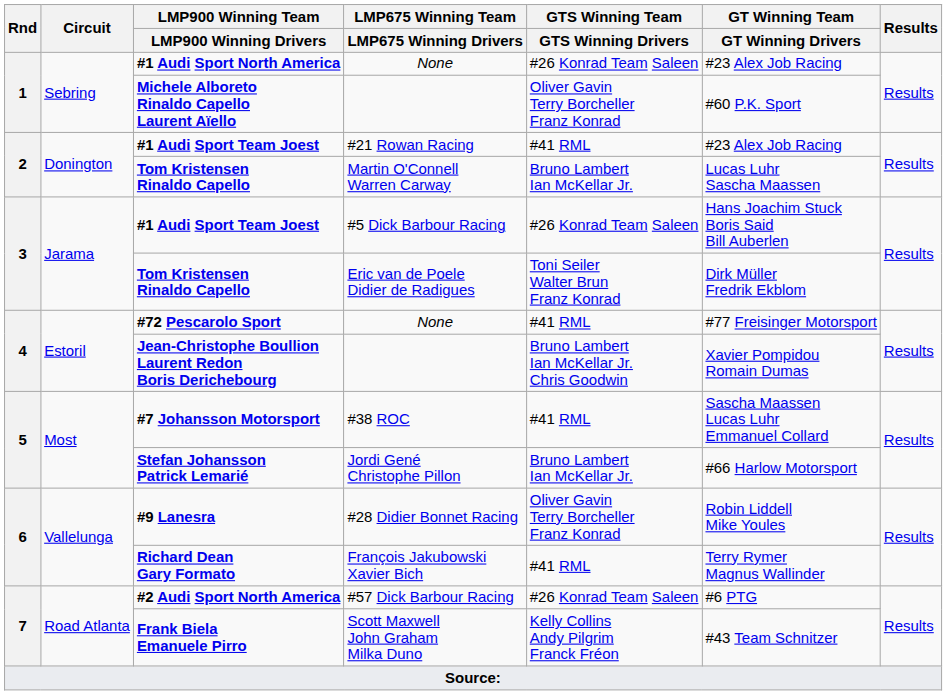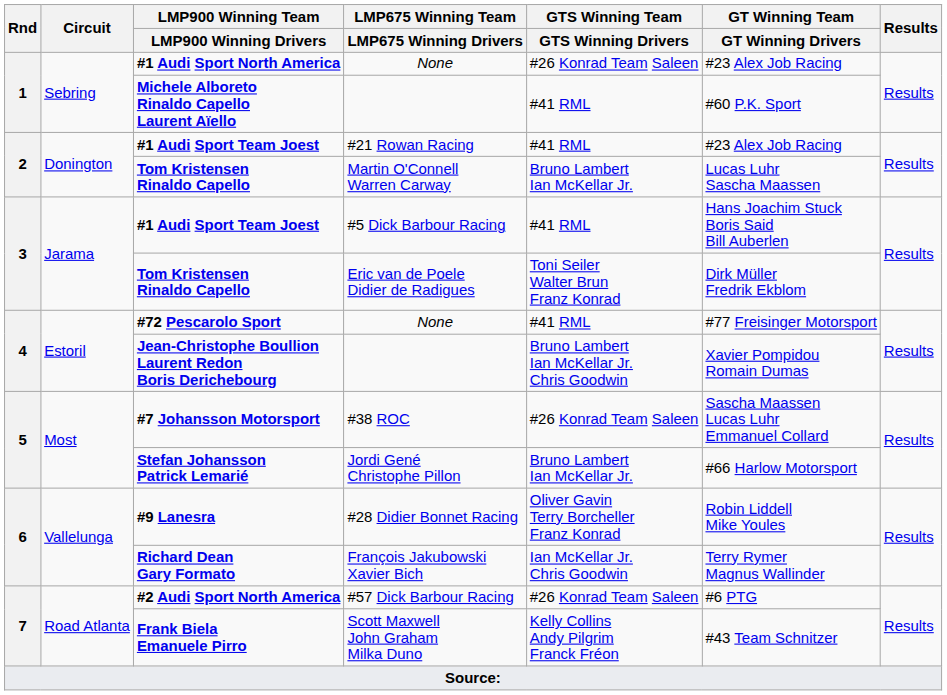(582, 104) Oliver Gavin Terry Borcheller Franz Konrad -> (560, 104) #41 RML
(614, 225) #26 Konrad Team Saleen -> (560, 225) #41 RML
(560, 420) #41 RML -> (614, 420) #26 Konrad Team Saleen
(560, 566) #41 RML -> (581, 566) Ian McKellar Jr. Chris Goodwin
